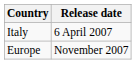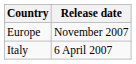rows swapped: (18, 31) <-> (24, 50)
